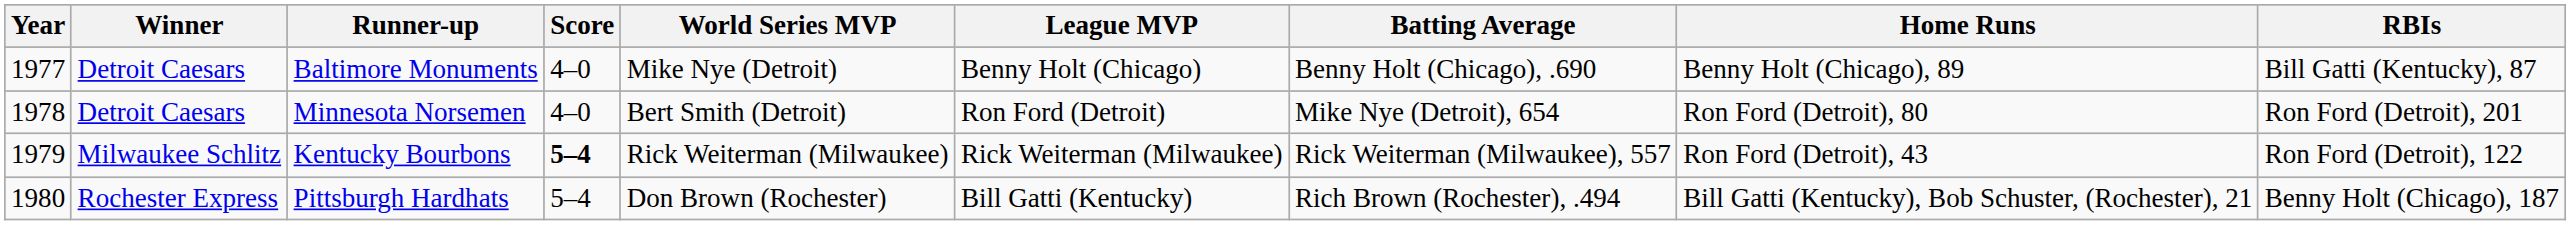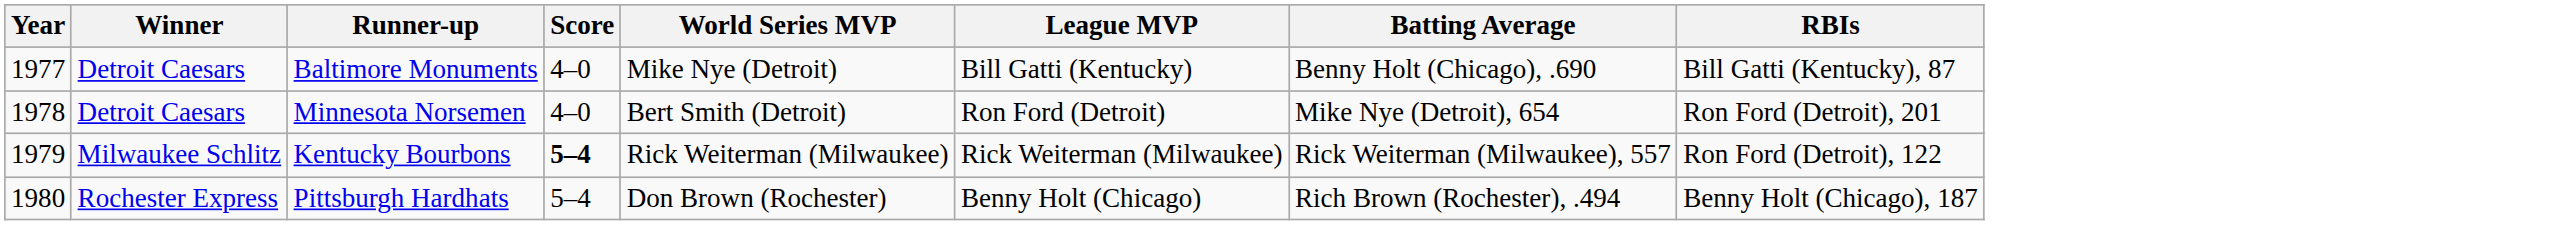- column: (1968, 25)
(1081, 68) Benny Holt (Chicago) -> (1077, 68) Bill Gatti (Kentucky)
(1077, 197) Bill Gatti (Kentucky) -> (1081, 197) Benny Holt (Chicago)
